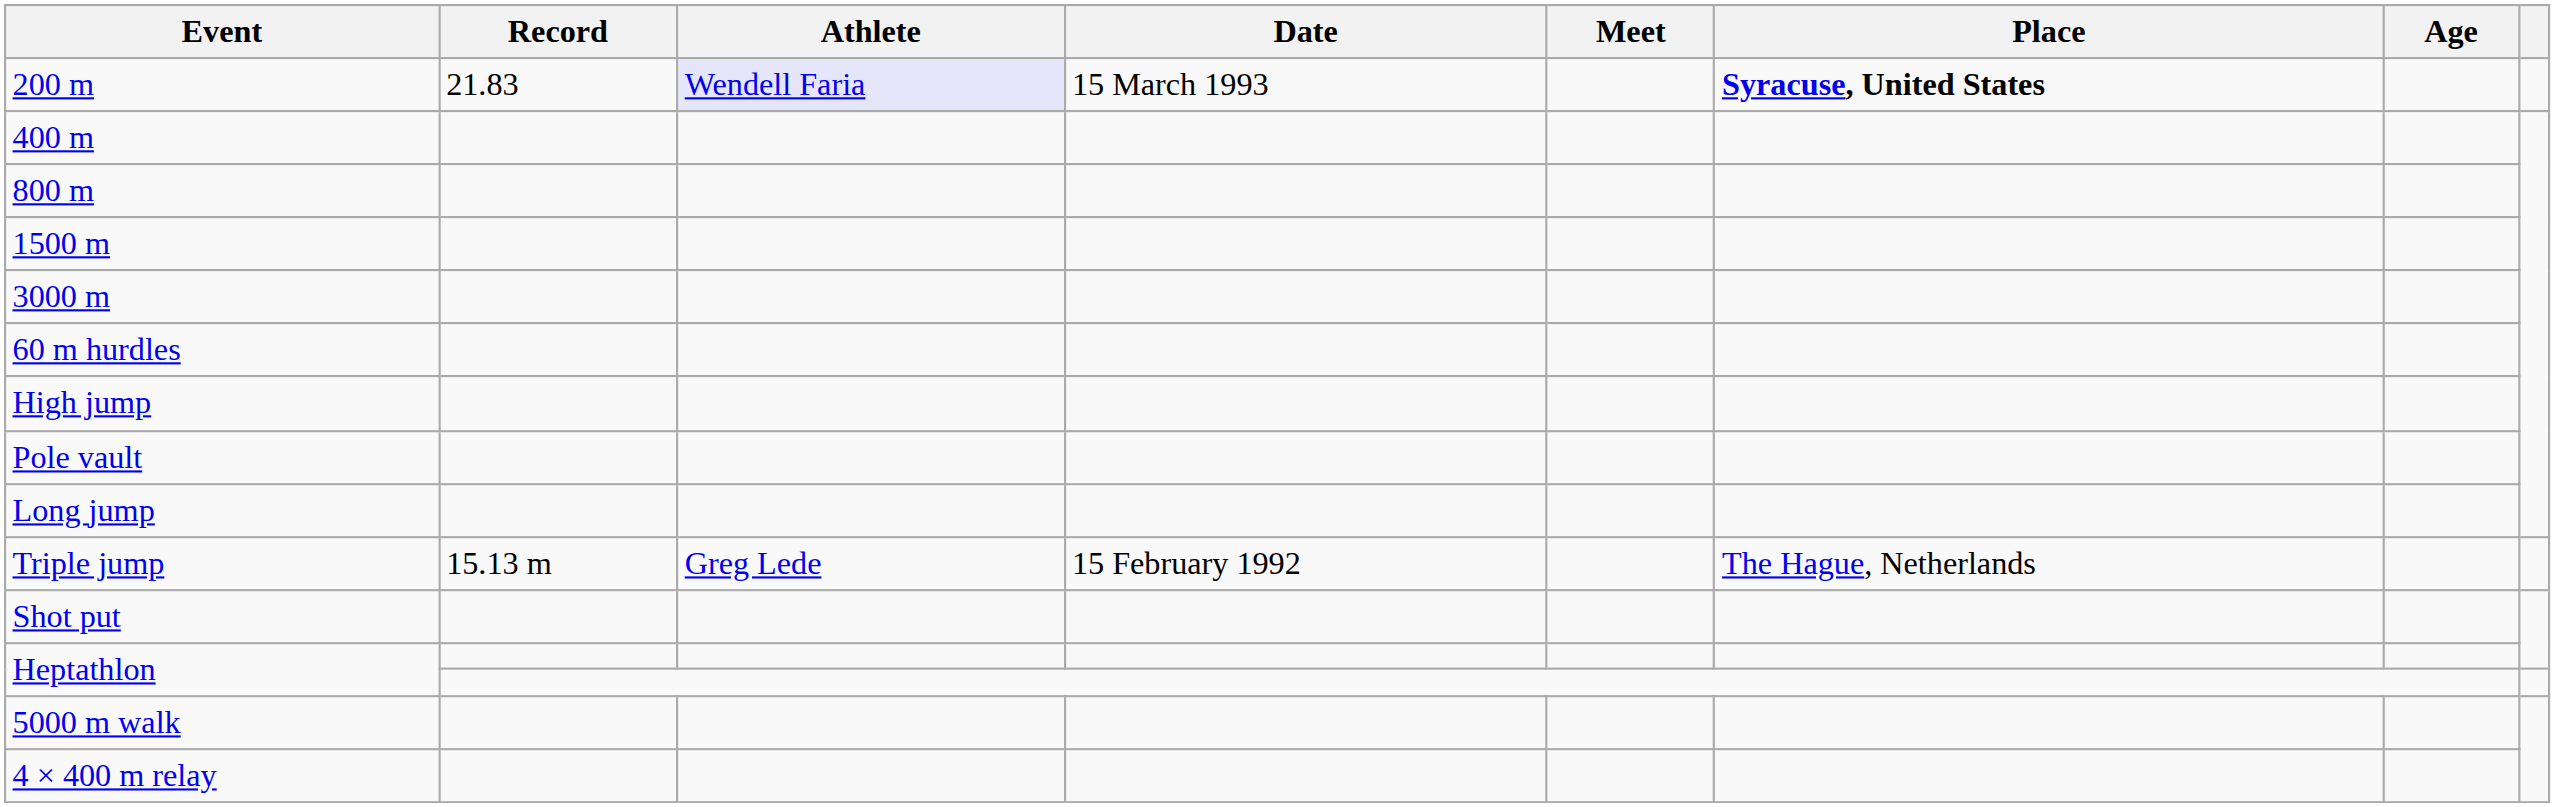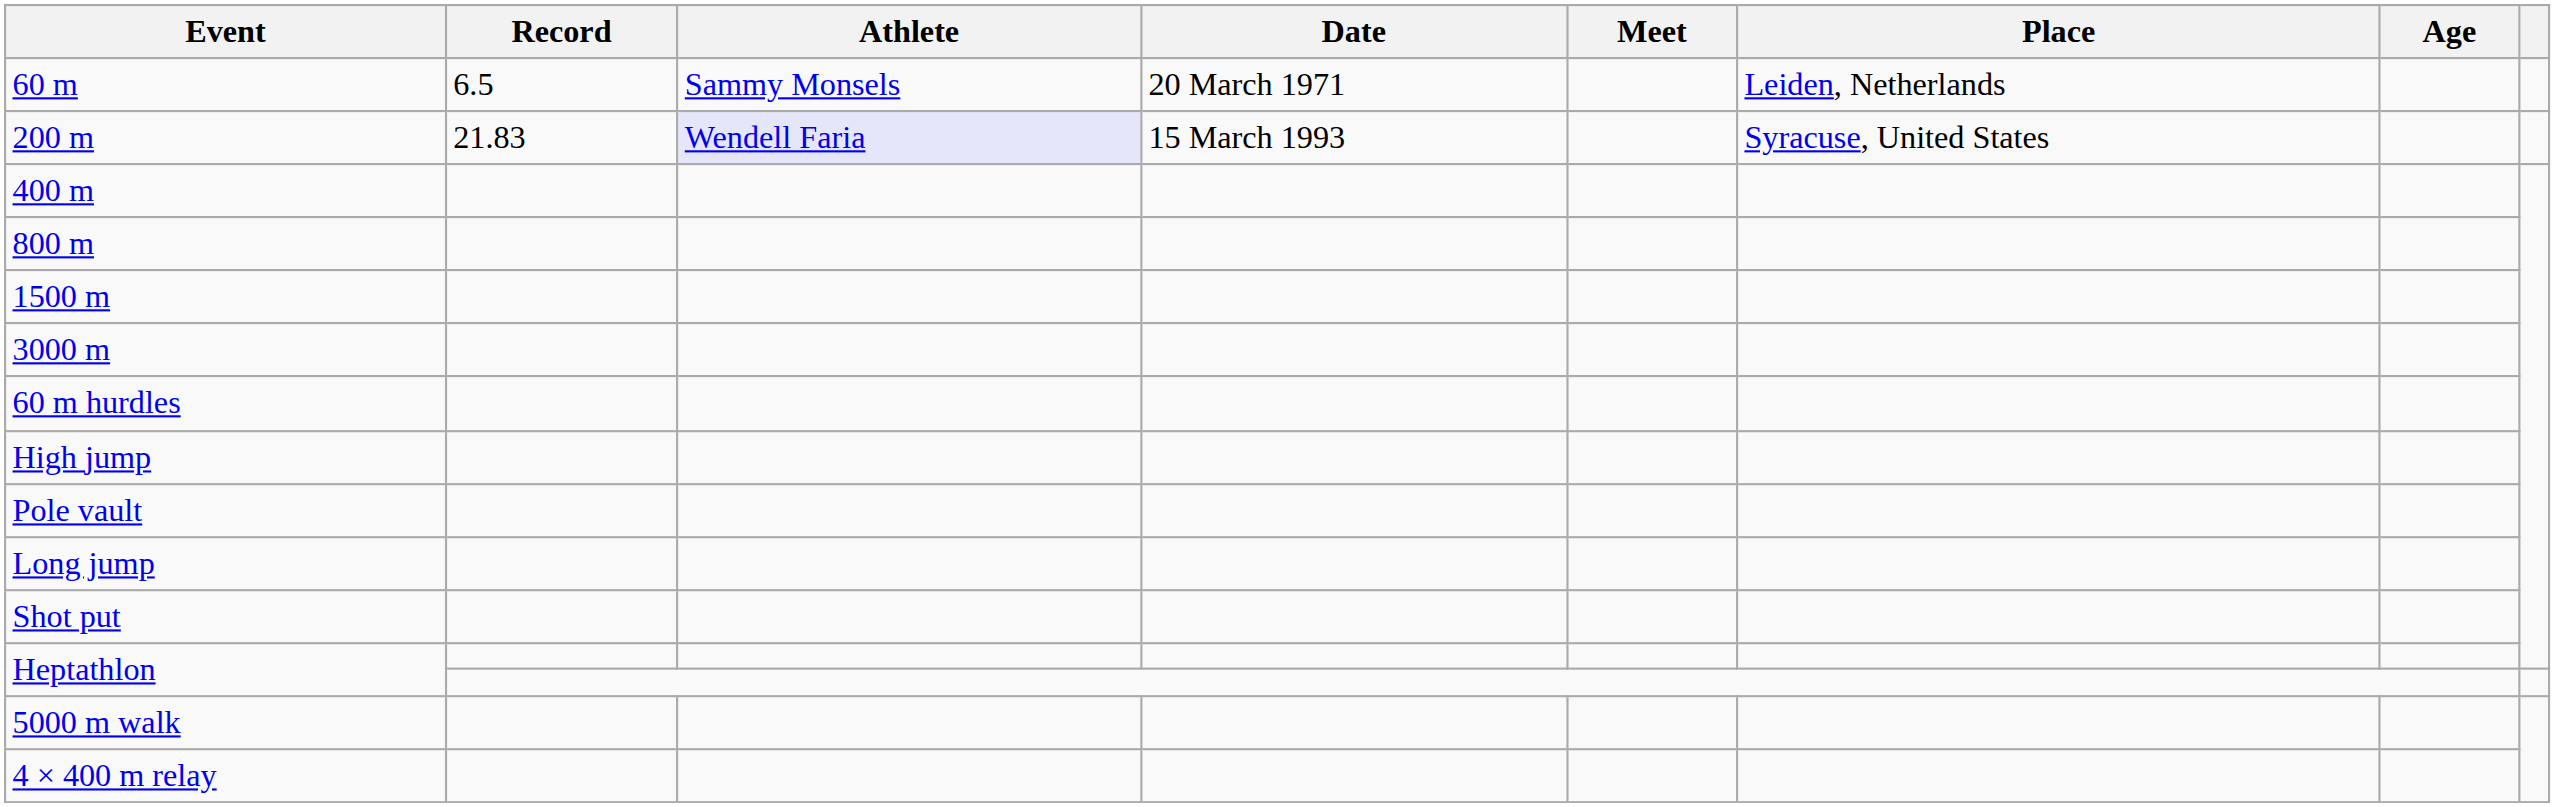+ row: (45, 84)
(1883, 84) bold -> (1897, 137) normal
- row: (88, 562)
